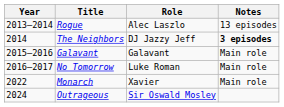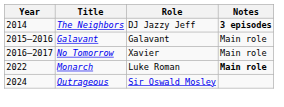- row: (70, 25)
(154, 67) Luke Roman -> (144, 53) Xavier
(144, 81) Xavier -> (154, 67) Luke Roman
(243, 81) normal -> (243, 67) bold
